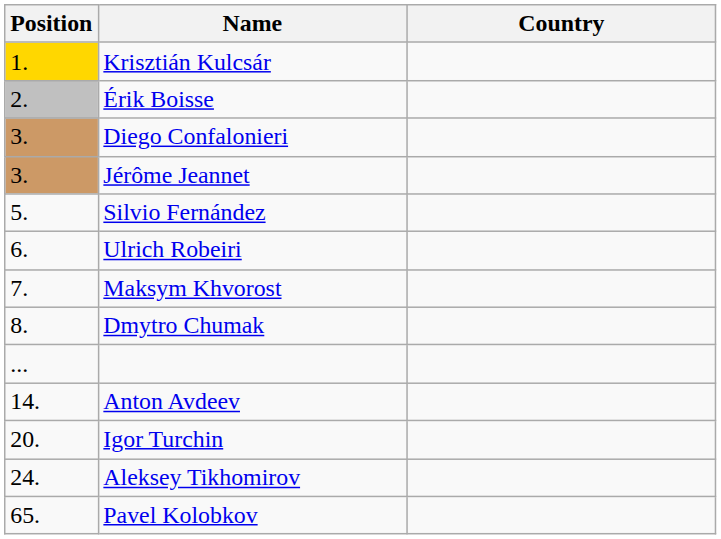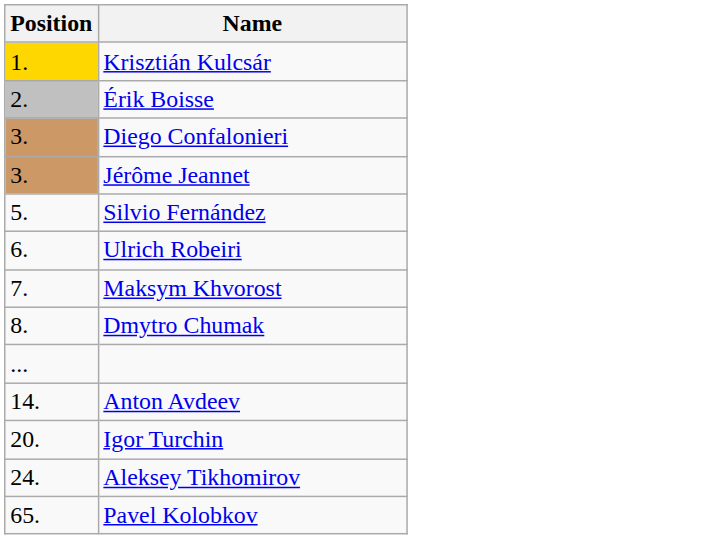- column: (561, 23)
